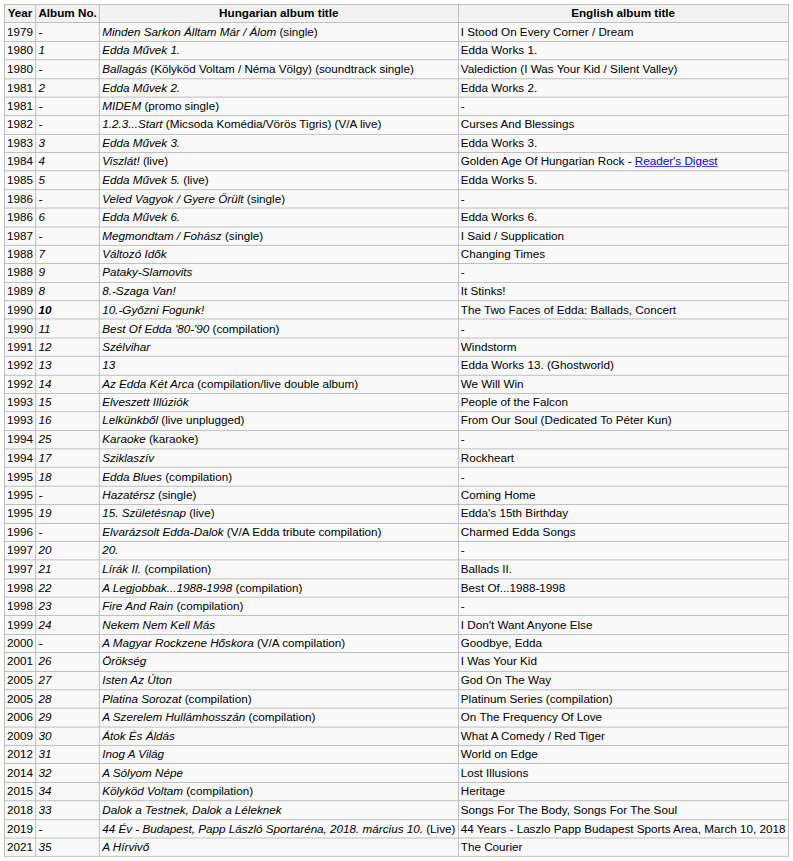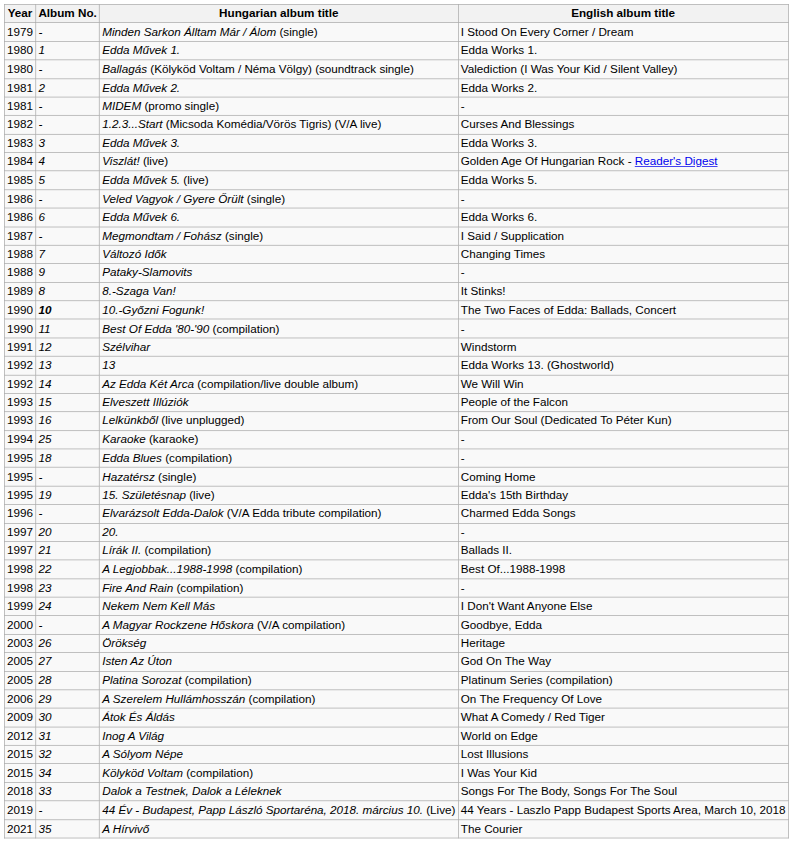- row: (128, 458)
(20, 662) 2001 -> (20, 643) 2003
(499, 662) I Was Your Kid -> (483, 643) Heritage
(20, 773) 2014 -> (20, 754) 2015
(483, 791) Heritage -> (499, 773) I Was Your Kid
